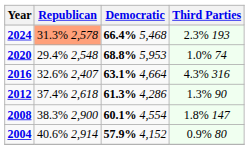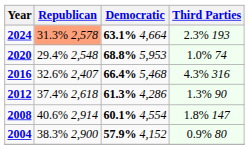(135, 35) 66.4% 5,468 -> (135, 35) 63.1% 4,664
(135, 74) 63.1% 4,664 -> (135, 74) 66.4% 5,468
(68, 114) 38.3% 2,900 -> (68, 114) 40.6% 2,914
(68, 134) 40.6% 2,914 -> (68, 134) 38.3% 2,900
